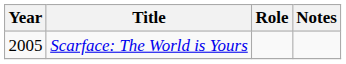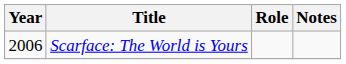(25, 44) 2005 -> (25, 44) 2006
